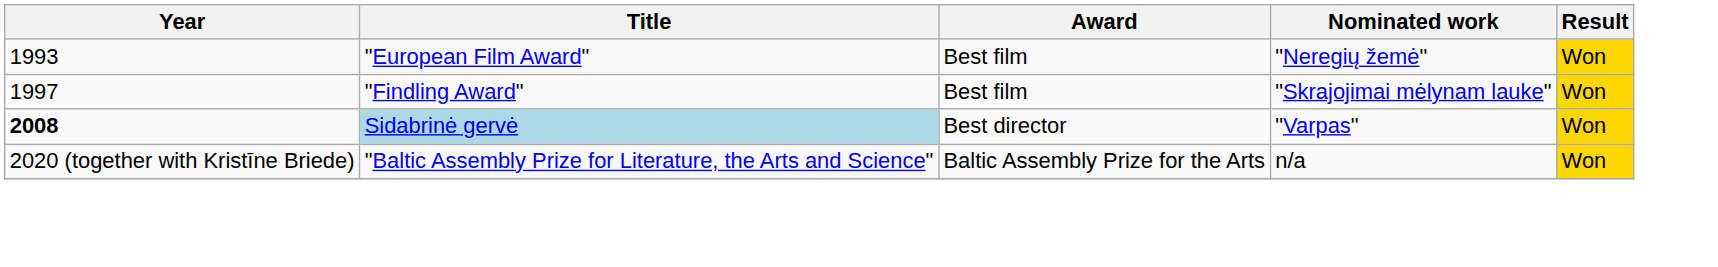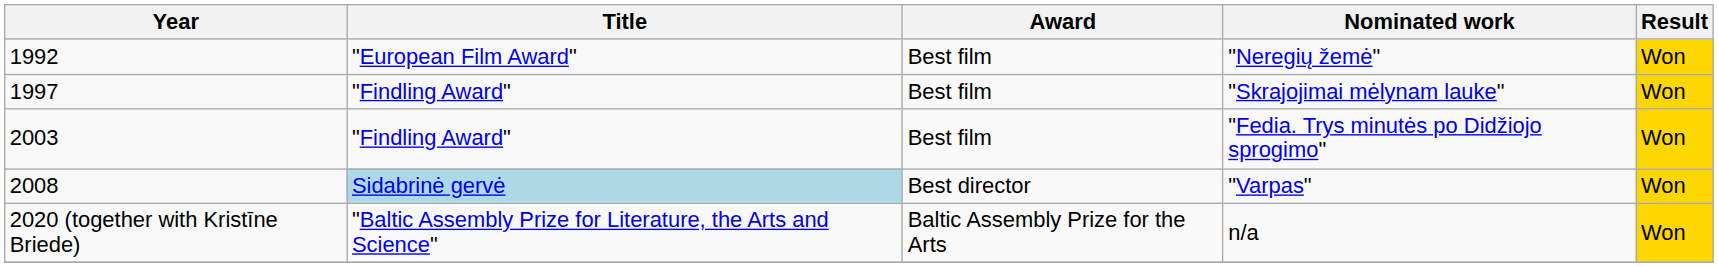(34, 56) 1993 -> (34, 56) 1992
+ row: (1385, 138)
(34, 126) bold -> (34, 185) normal
